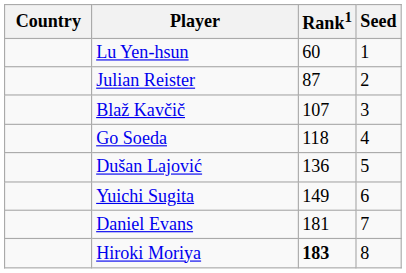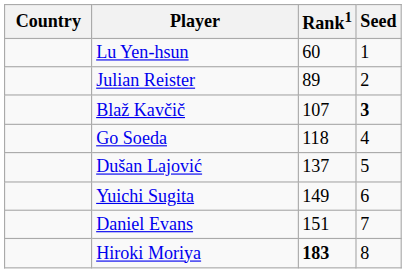(311, 81) 87 -> (311, 81) 89
(365, 109) normal -> (365, 109) bold
(316, 167) 136 -> (316, 167) 137
(316, 224) 181 -> (316, 224) 151
